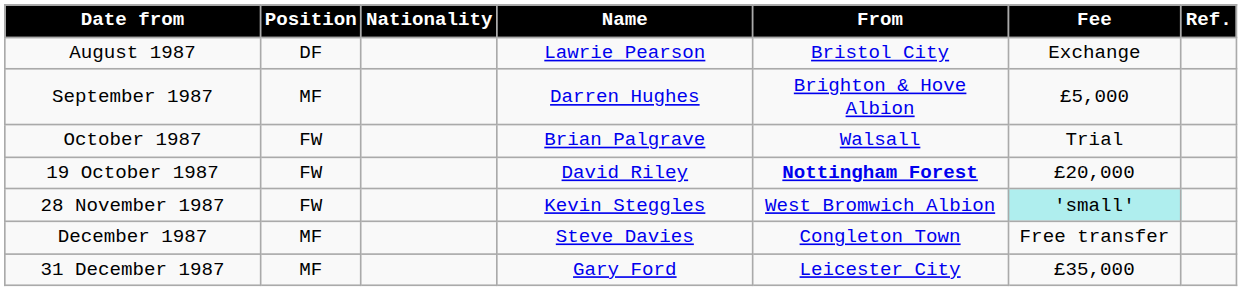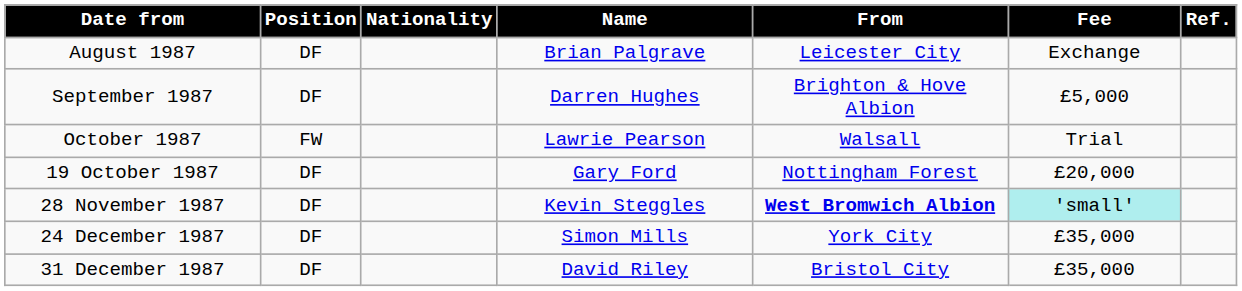(625, 53) Lawrie Pearson -> (625, 53) Brian Palgrave
(880, 53) Bristol City -> (880, 53) Leicester City
(311, 97) MF -> (311, 97) DF
(625, 140) Brian Palgrave -> (625, 140) Lawrie Pearson
(311, 173) FW -> (311, 173) DF
(625, 173) David Riley -> (625, 173) Gary Ford
(880, 173) bold -> (880, 173) normal
(311, 205) FW -> (311, 205) DF
(880, 205) normal -> (880, 205) bold
- row: (132, 237)
+ row: (132, 237)
(311, 269) MF -> (311, 269) DF
(625, 269) Gary Ford -> (625, 269) David Riley
(880, 269) Leicester City -> (880, 269) Bristol City
